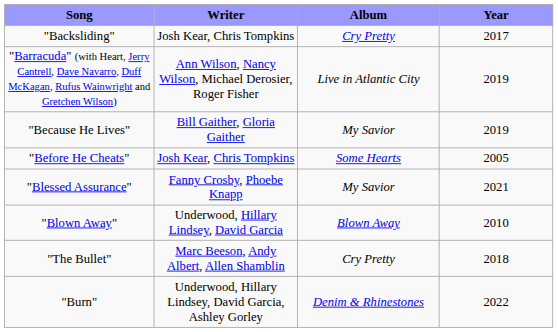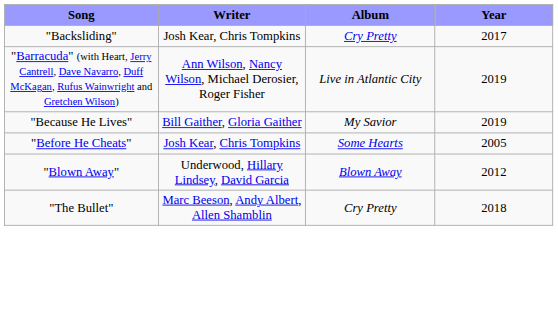- row: (79, 186)
(496, 222) 2010 -> (494, 171) 2012
- row: (79, 301)
